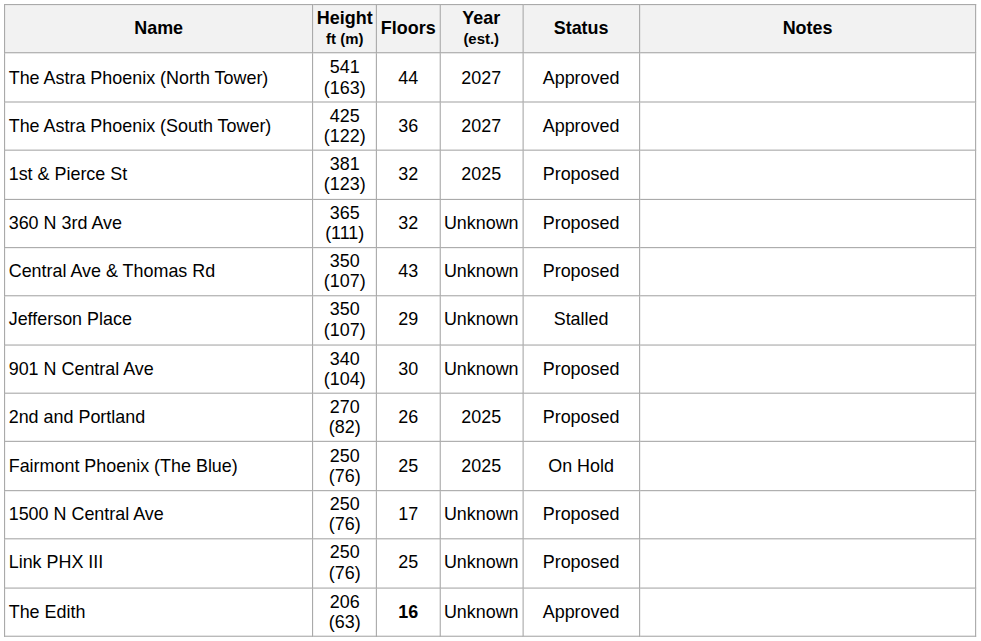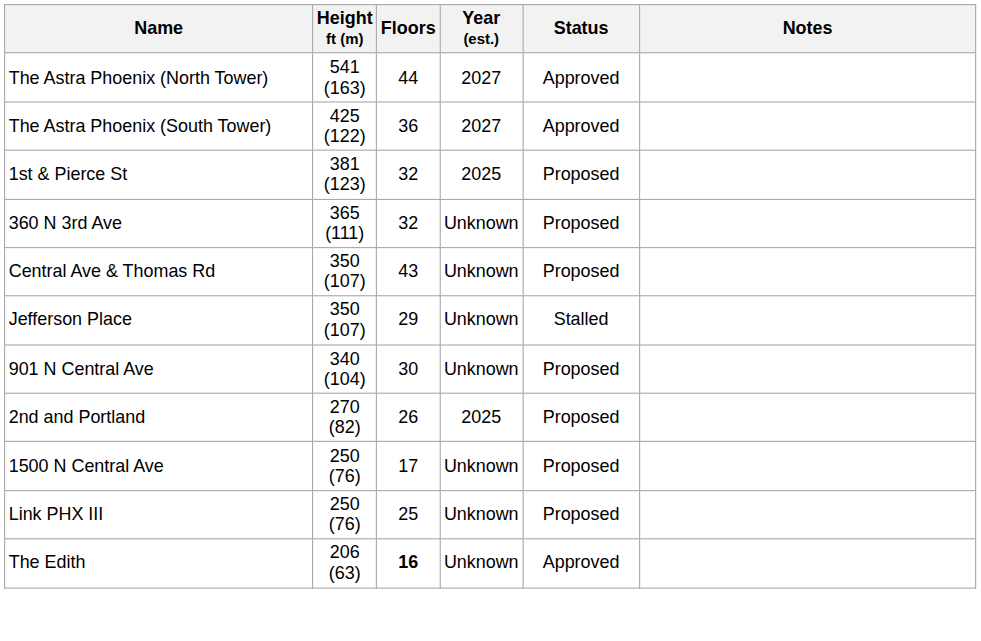- row: (123, 466)
